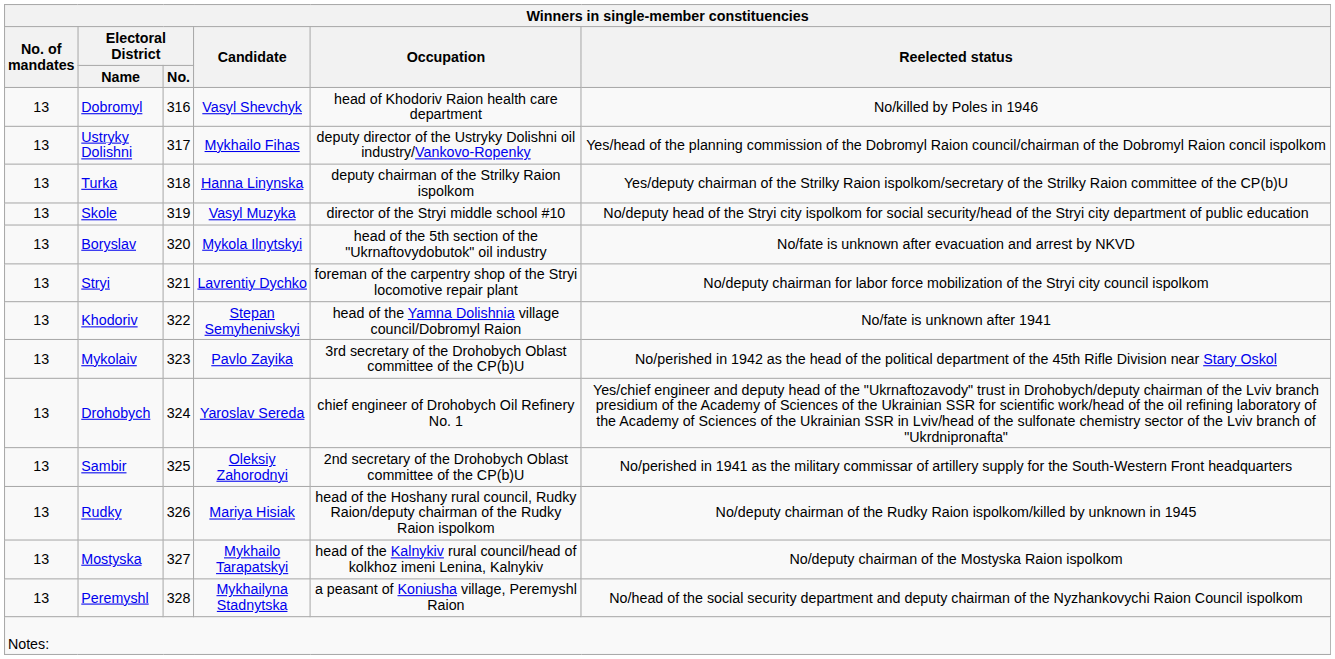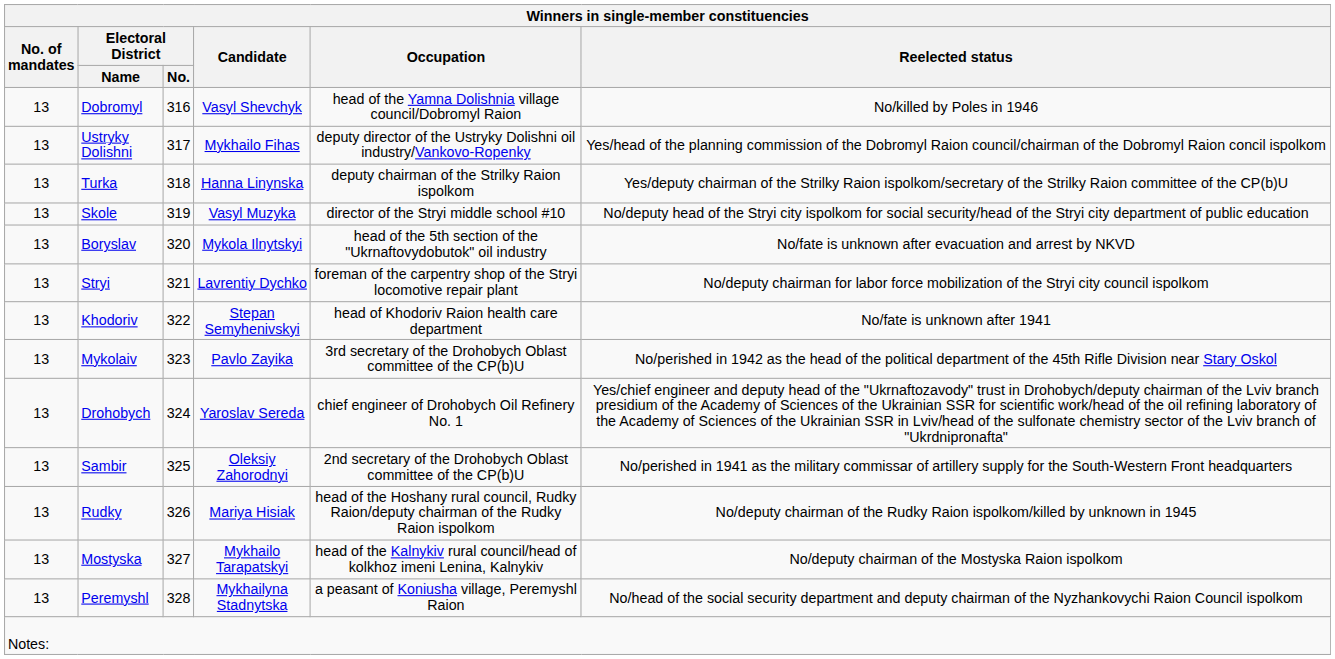(446, 107) head of Khodoriv Raion health care department -> (446, 107) head of the Yamna Dolishnia village council/Dobromyl Raion
(446, 320) head of the Yamna Dolishnia village council/Dobromyl Raion -> (446, 320) head of Khodoriv Raion health care department
